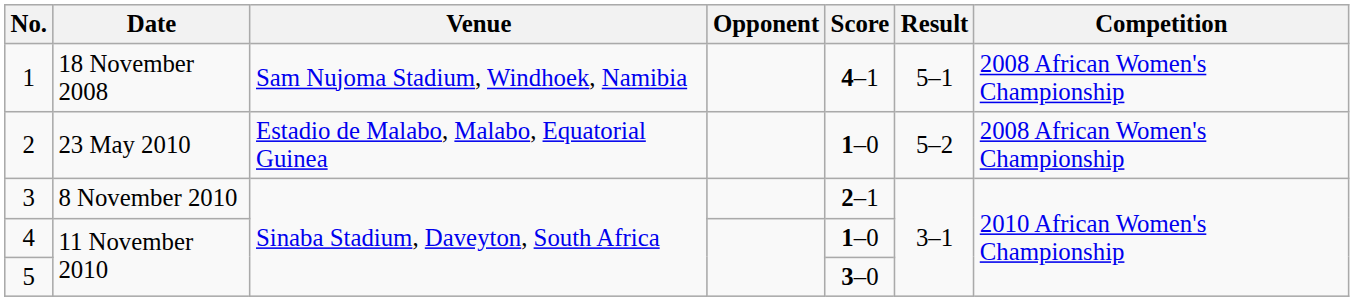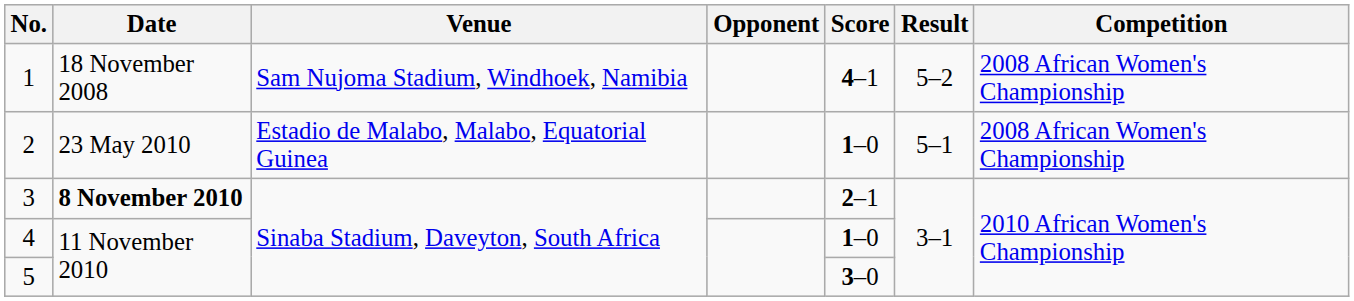(935, 77) 5–1 -> (935, 77) 5–2
(935, 144) 5–2 -> (935, 144) 5–1
(148, 197) normal -> (151, 197) bold
